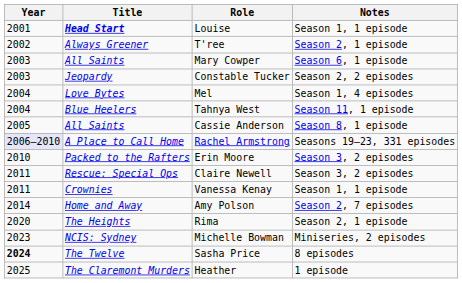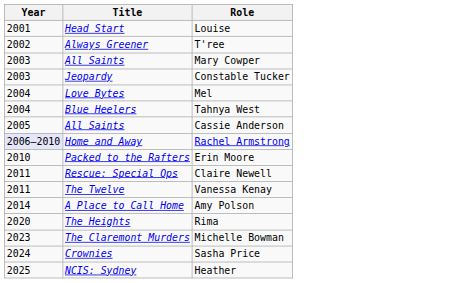- column: (375, 12)
(95, 29) bold -> (95, 29) normal
(124, 141) A Place to Call Home -> (104, 141) Home and Away
(89, 190) Crownies -> (95, 190) The Twelve
(104, 206) Home and Away -> (124, 206) A Place to Call Home
(101, 238) NCIS: Sydney -> (127, 238) The Claremont Murders
(19, 254) bold -> (19, 254) normal
(95, 254) The Twelve -> (89, 254) Crownies
(127, 270) The Claremont Murders -> (101, 270) NCIS: Sydney
